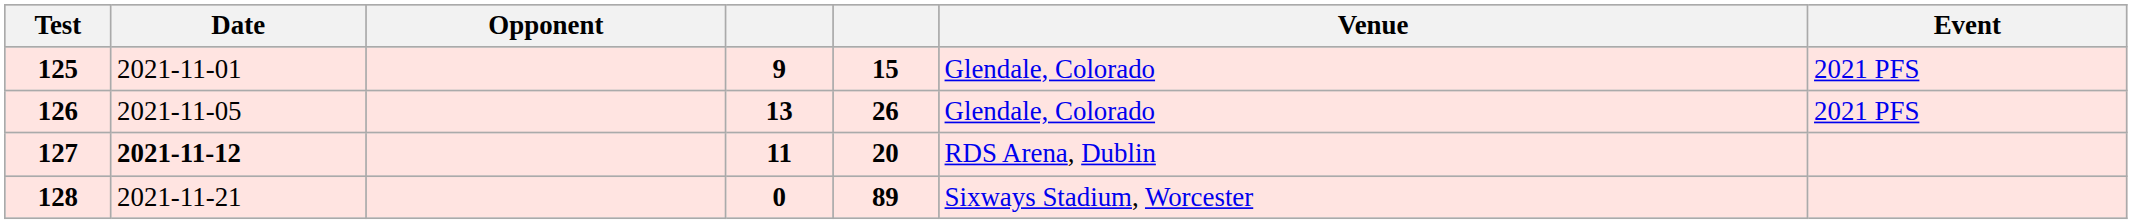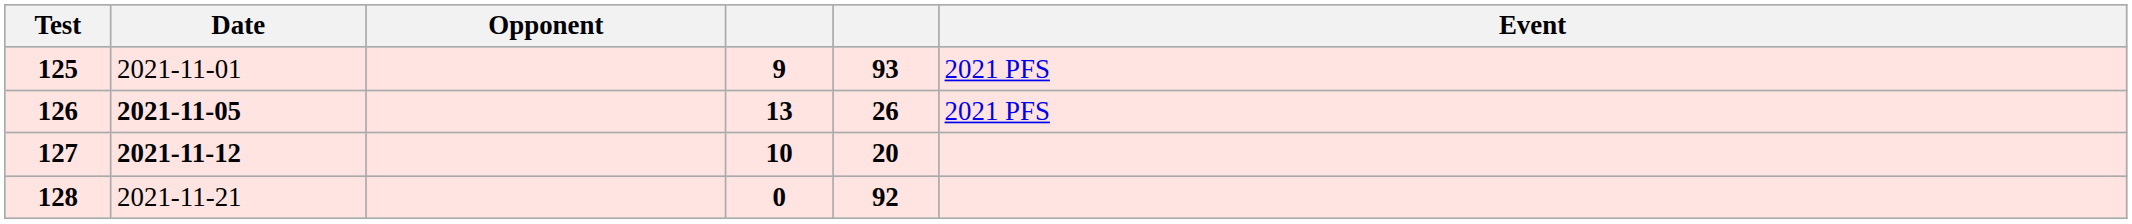- column: (1373, 25)
(885, 68) 15 -> (885, 68) 93
(179, 111) normal -> (179, 111) bold
(779, 153) 11 -> (779, 153) 10
(885, 196) 89 -> (885, 196) 92
